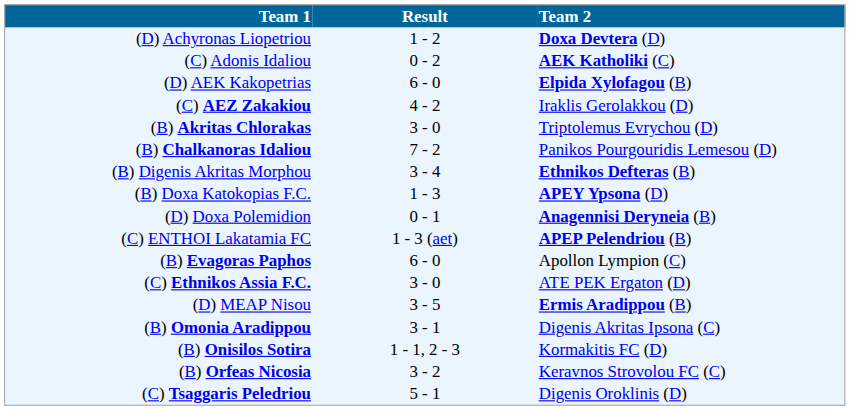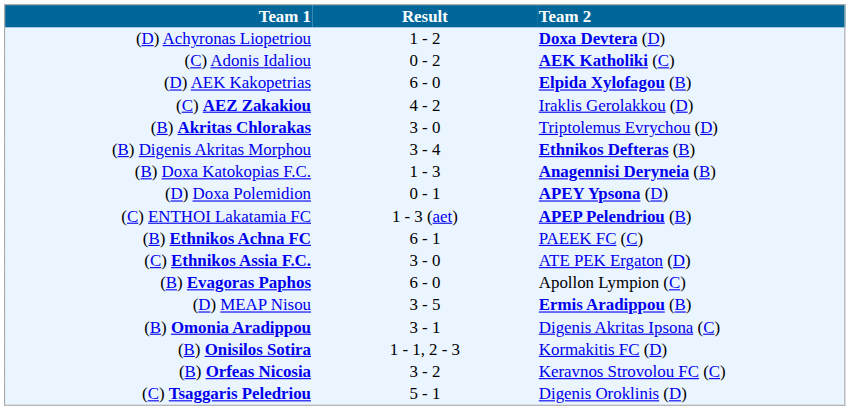- row: (223, 149)
(603, 193) APEY Ypsona (D) -> (627, 171) Anagennisi Deryneia (B)
(627, 215) Anagennisi Deryneia (B) -> (603, 193) APEY Ypsona (D)
+ row: (227, 238)
rows swapped: (228, 282) <-> (236, 260)
